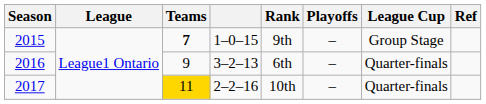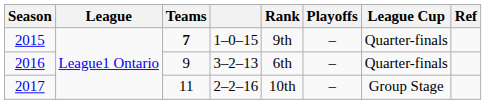(406, 39) Group Stage -> (406, 39) Quarter-finals
(186, 87) gold background -> (186, 87) no background
(406, 87) Quarter-finals -> (406, 87) Group Stage
